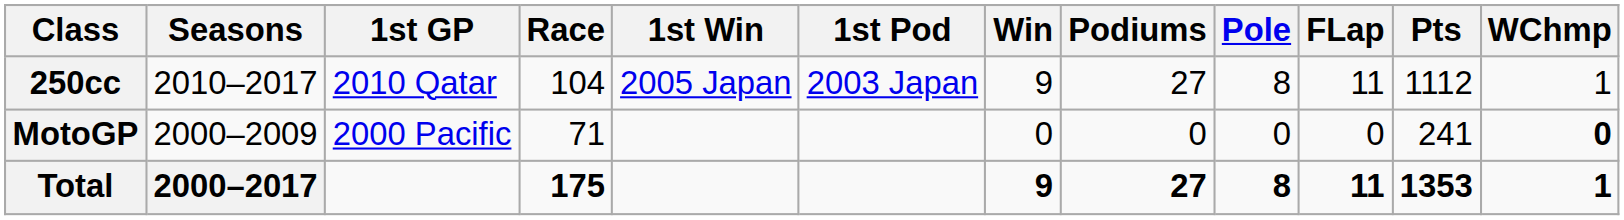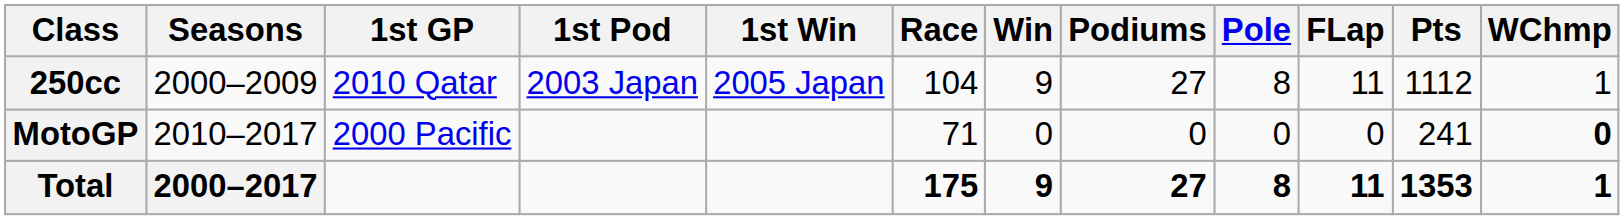columns swapped: (892, 30) <-> (566, 30)
(236, 82) 2010–2017 -> (236, 82) 2000–2009
(236, 134) 2000–2009 -> (236, 134) 2010–2017
